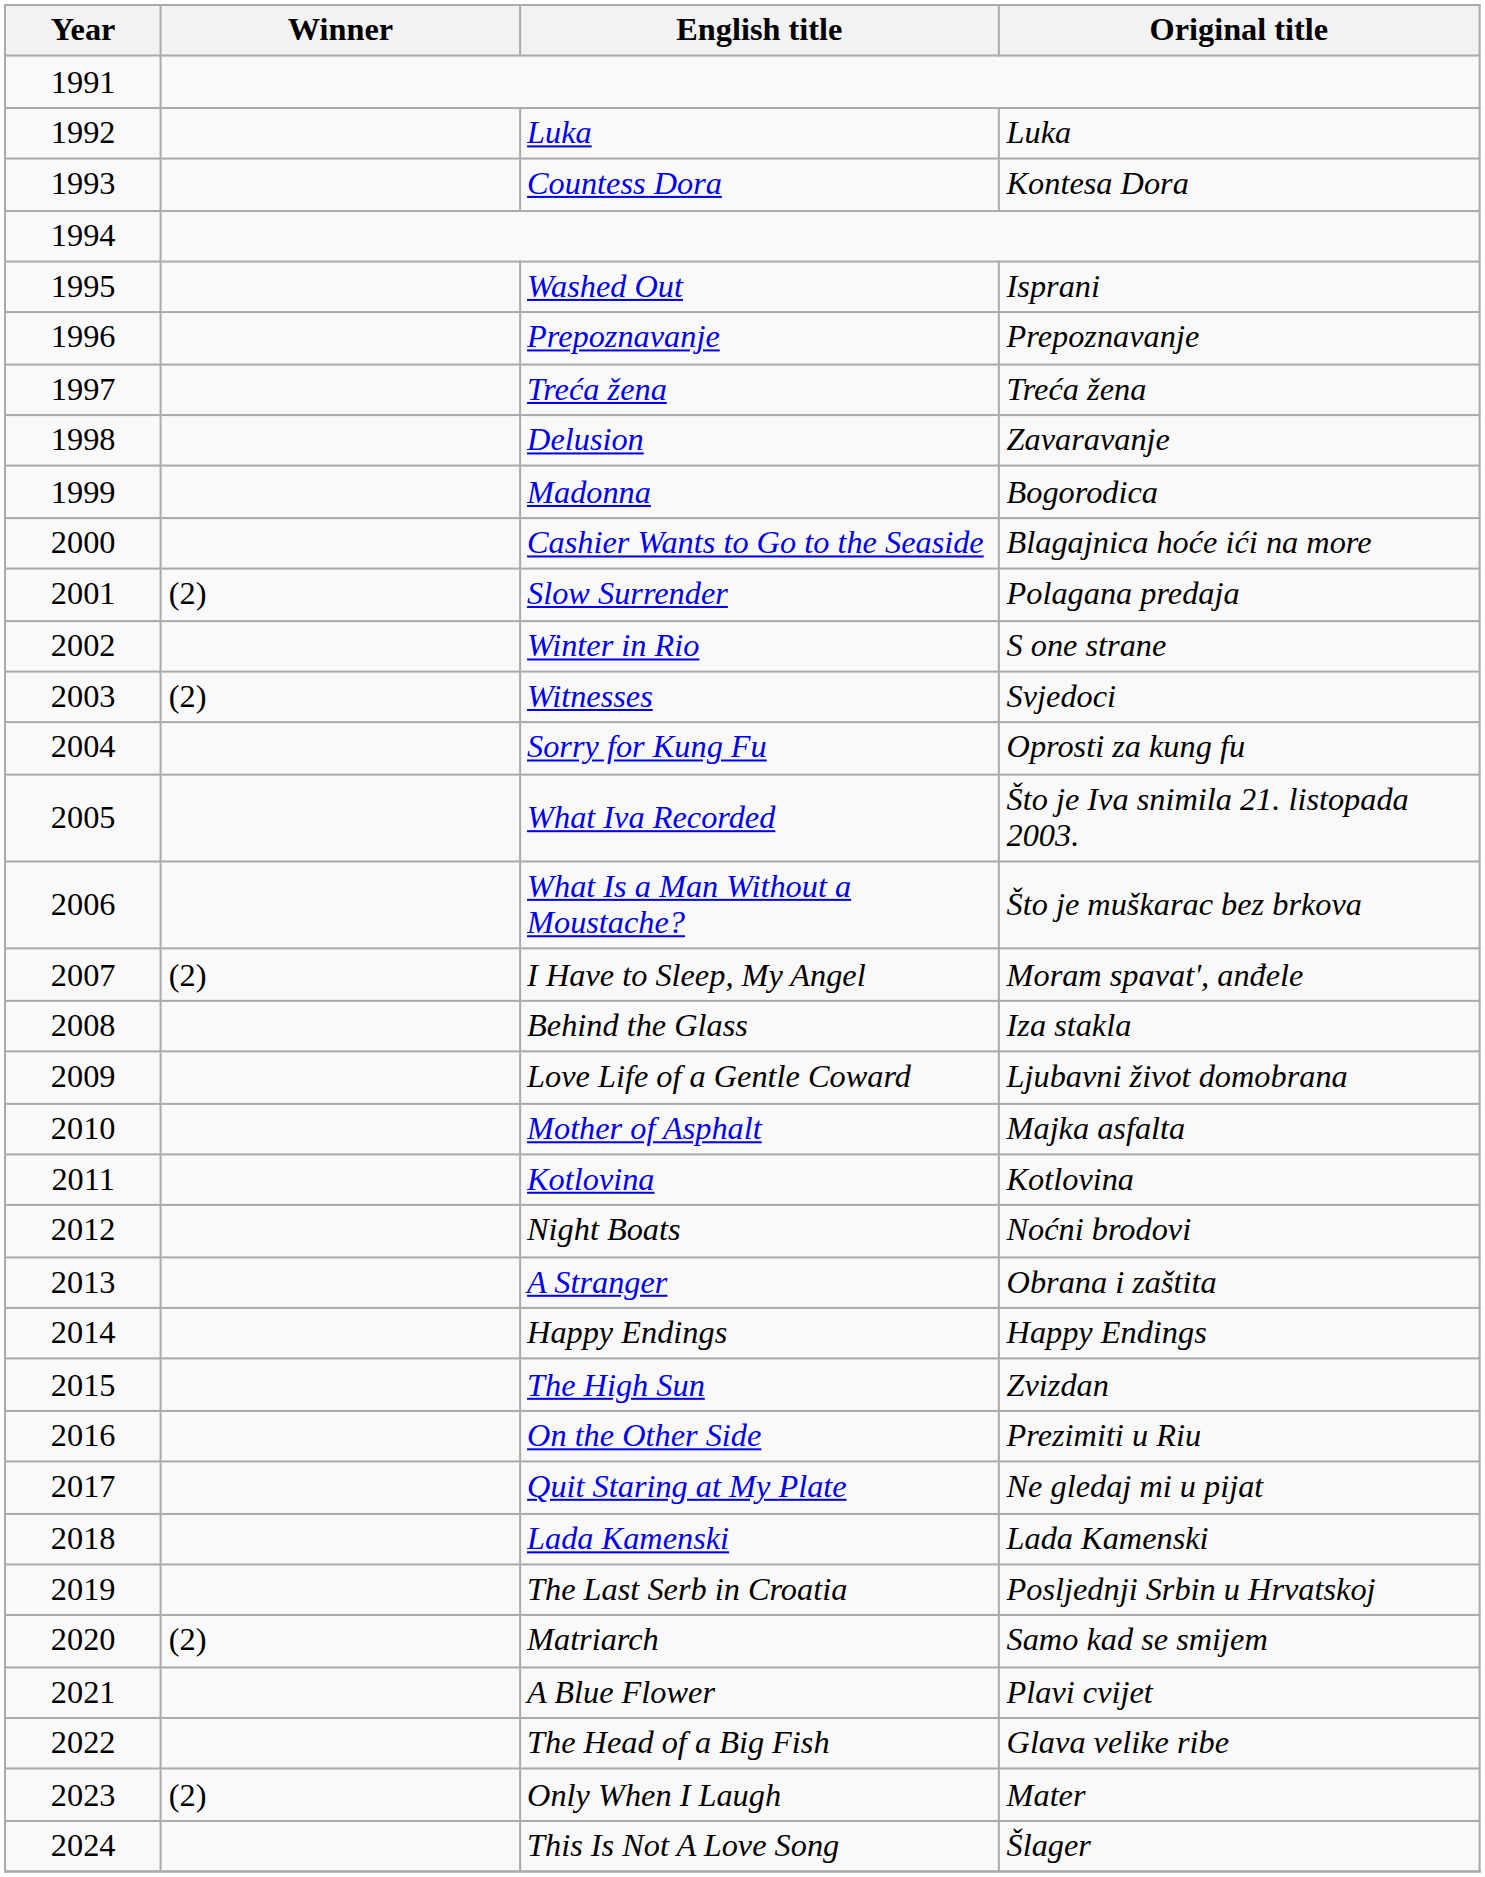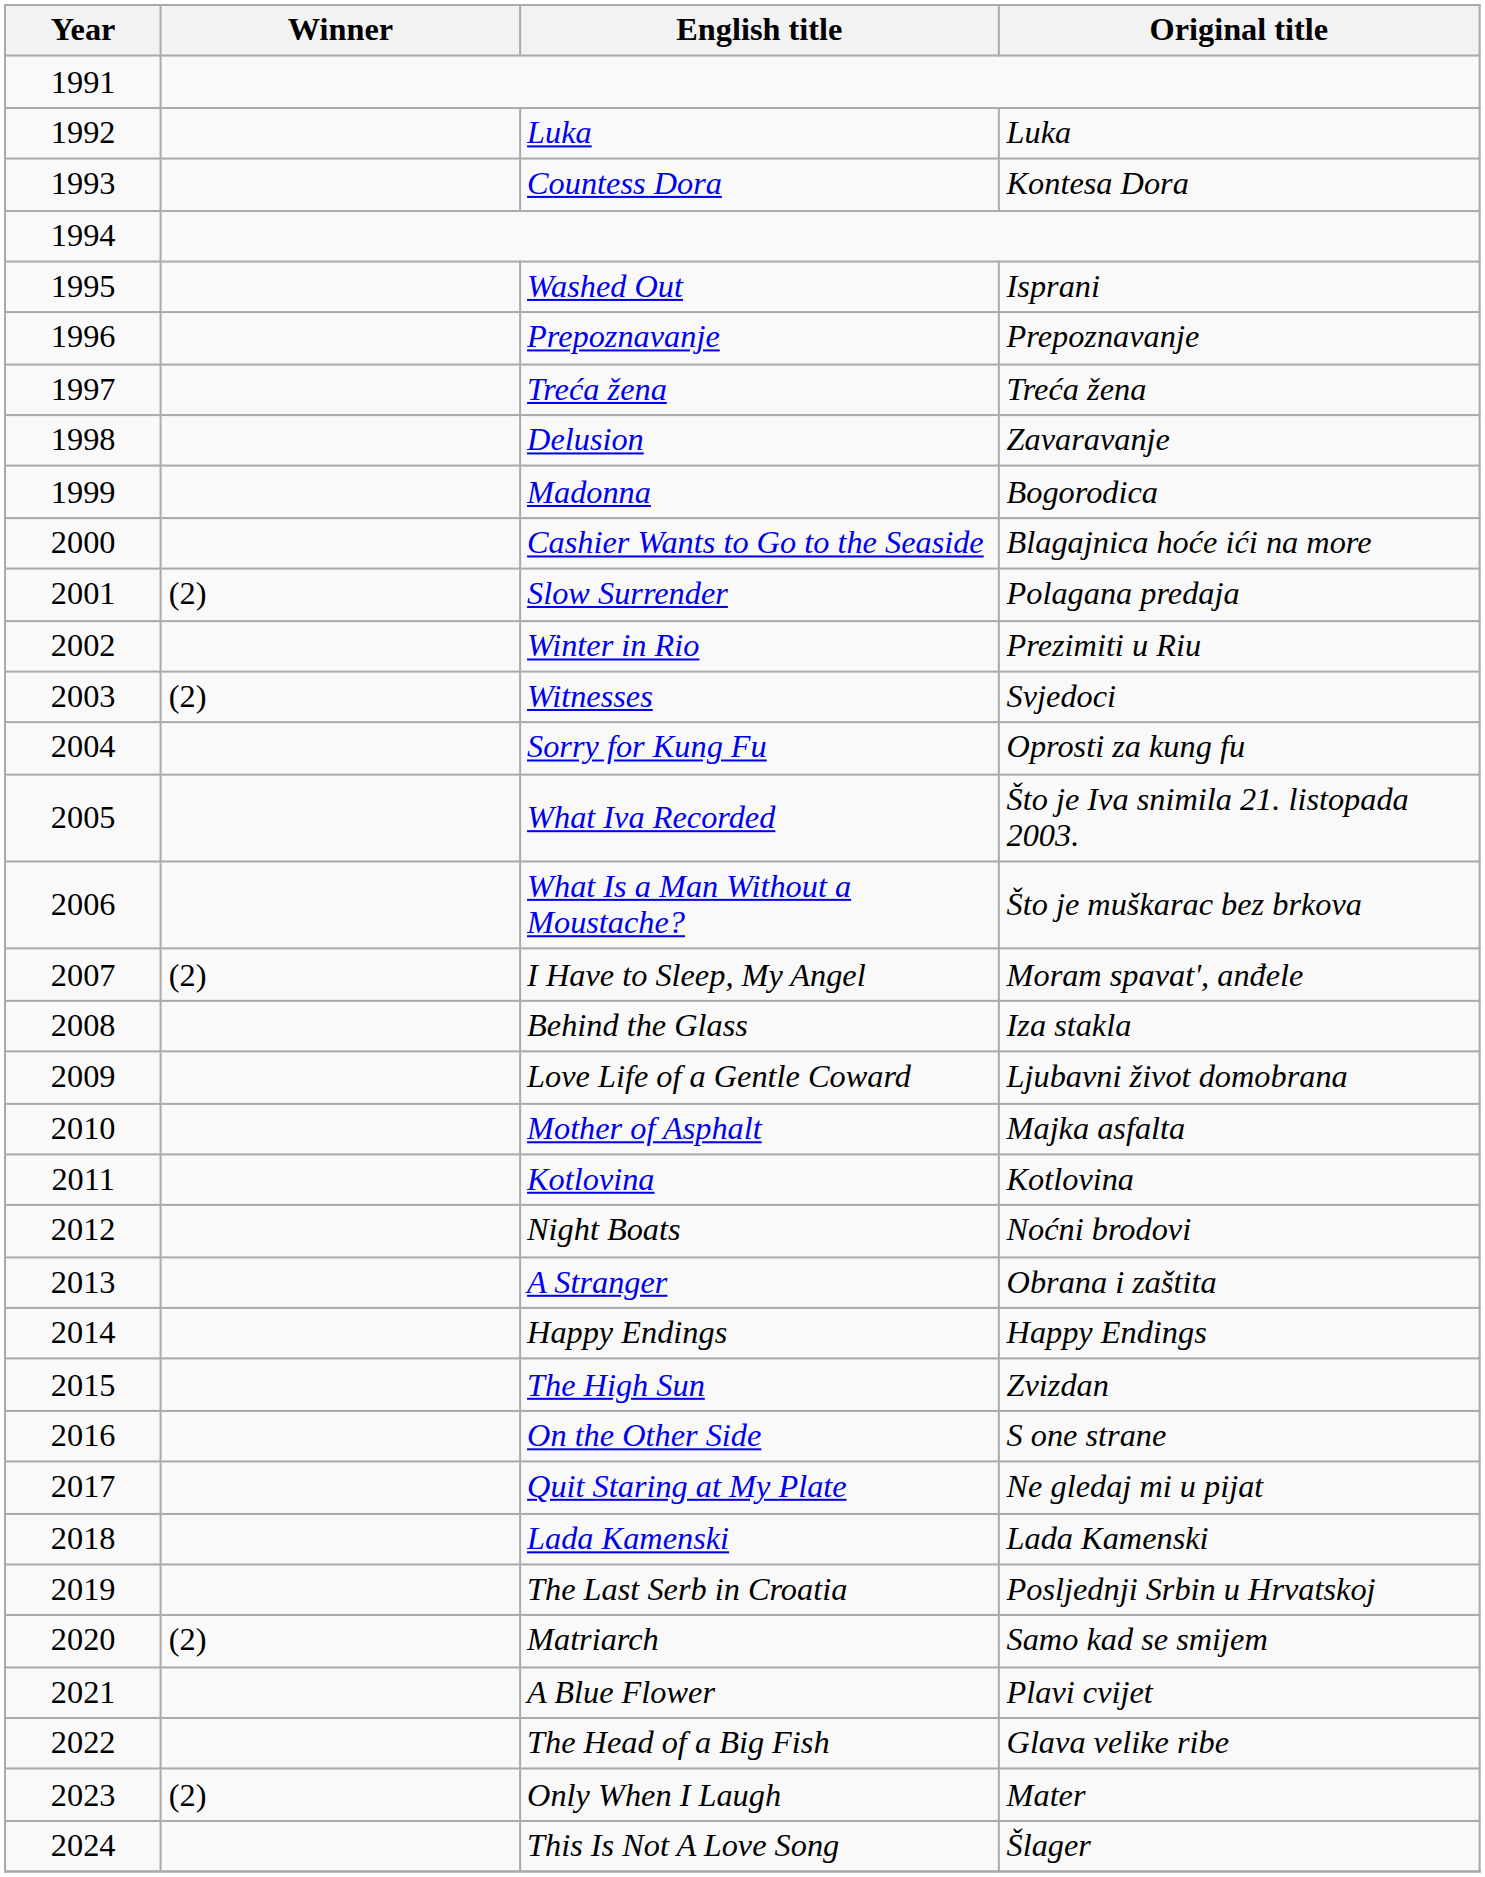(1086, 645) S one strane -> (1104, 645) Prezimiti u Riu
(1104, 1435) Prezimiti u Riu -> (1086, 1435) S one strane
